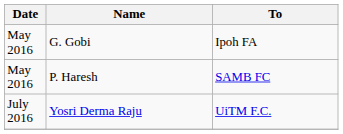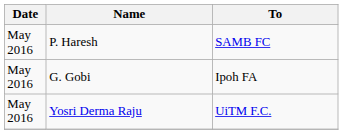rows swapped: (70, 42) <-> (73, 76)
(20, 111) July 2016 -> (20, 111) May 2016
